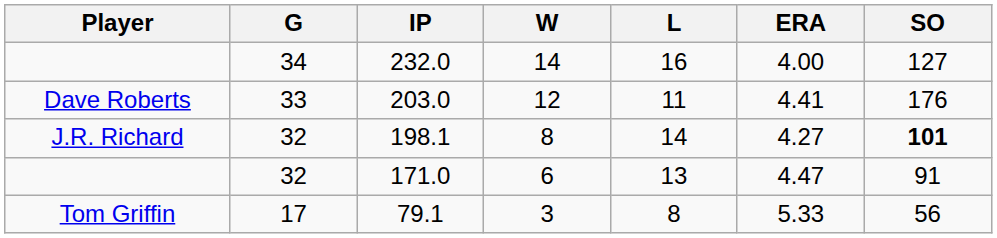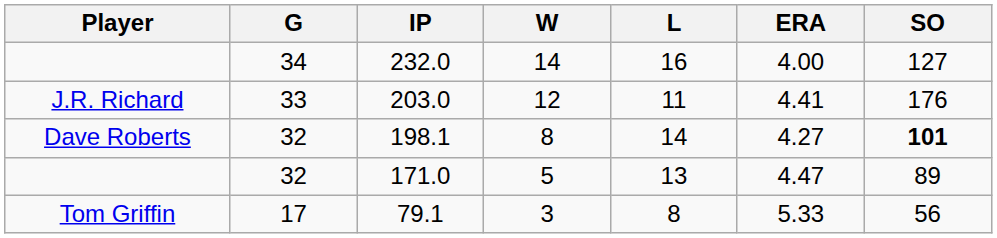(117, 99) Dave Roberts -> (117, 99) J.R. Richard
(117, 137) J.R. Richard -> (117, 137) Dave Roberts
(547, 175) 6 -> (547, 175) 5
(928, 175) 91 -> (928, 175) 89
